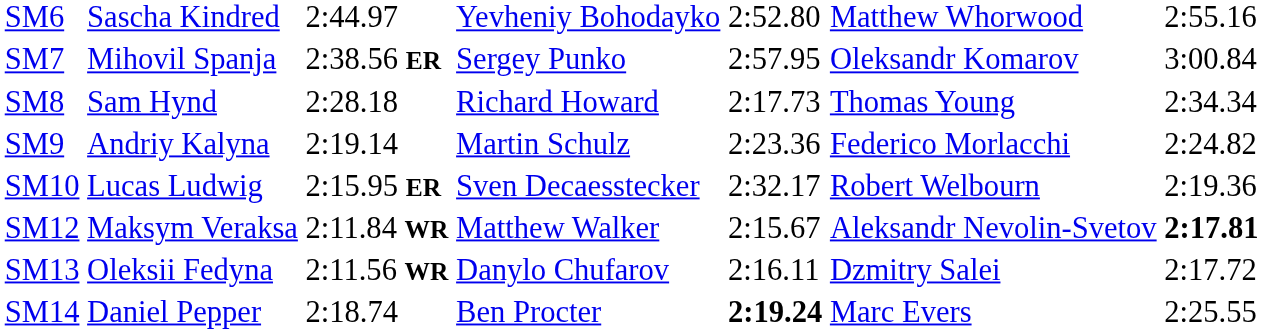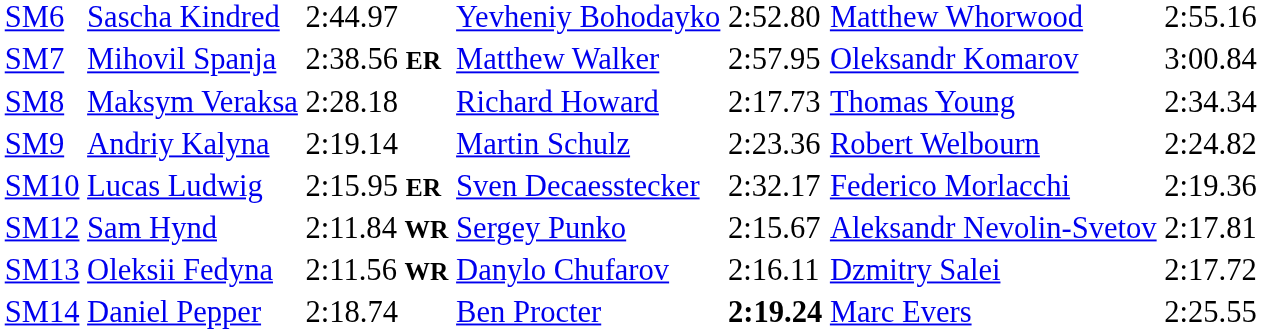(541, 59) Sergey Punko -> (558, 59) Matthew Walker
(152, 101) Sam Hynd -> (192, 101) Maksym Veraksa
(950, 143) Federico Morlacchi -> (935, 143) Robert Welbourn
(935, 185) Robert Welbourn -> (950, 185) Federico Morlacchi
(192, 227) Maksym Veraksa -> (152, 227) Sam Hynd
(558, 227) Matthew Walker -> (541, 227) Sergey Punko
(1211, 227) bold -> (1211, 227) normal
